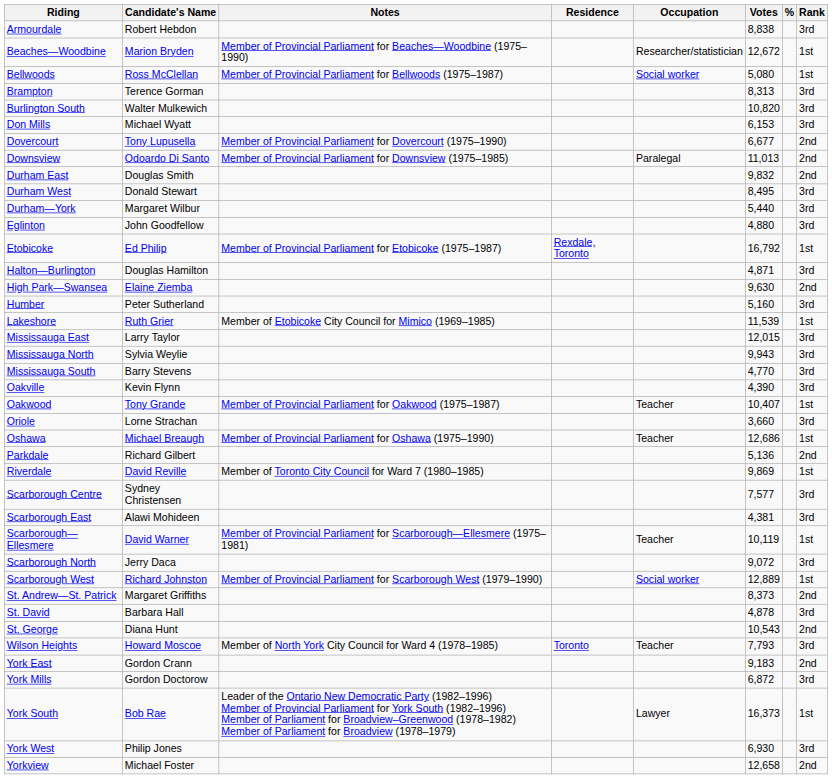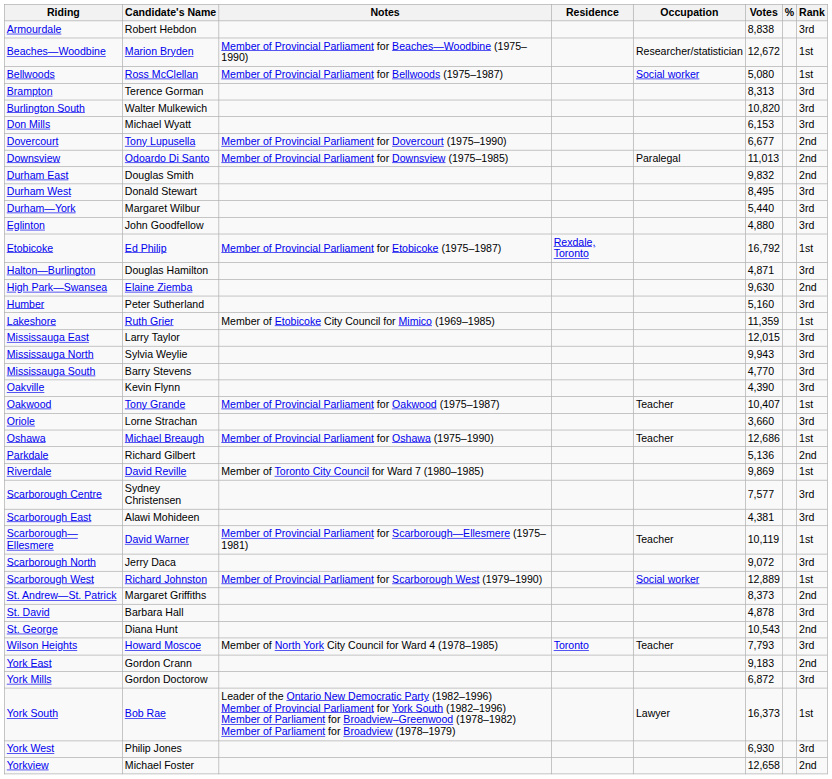(763, 321) 11,539 -> (763, 321) 11,359
